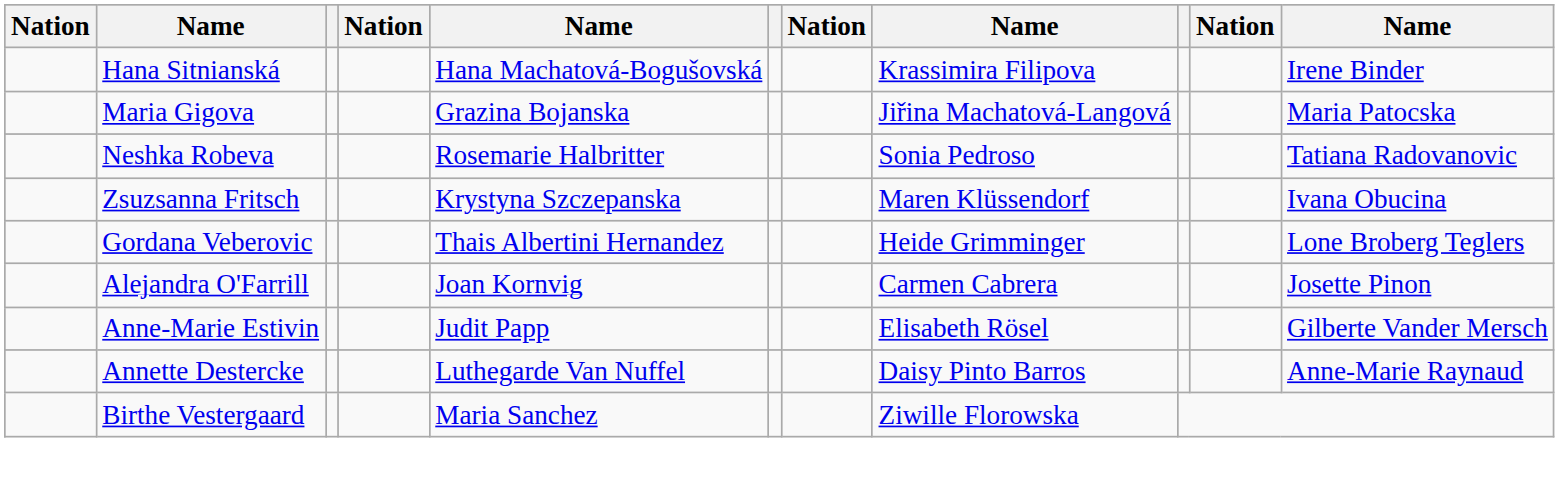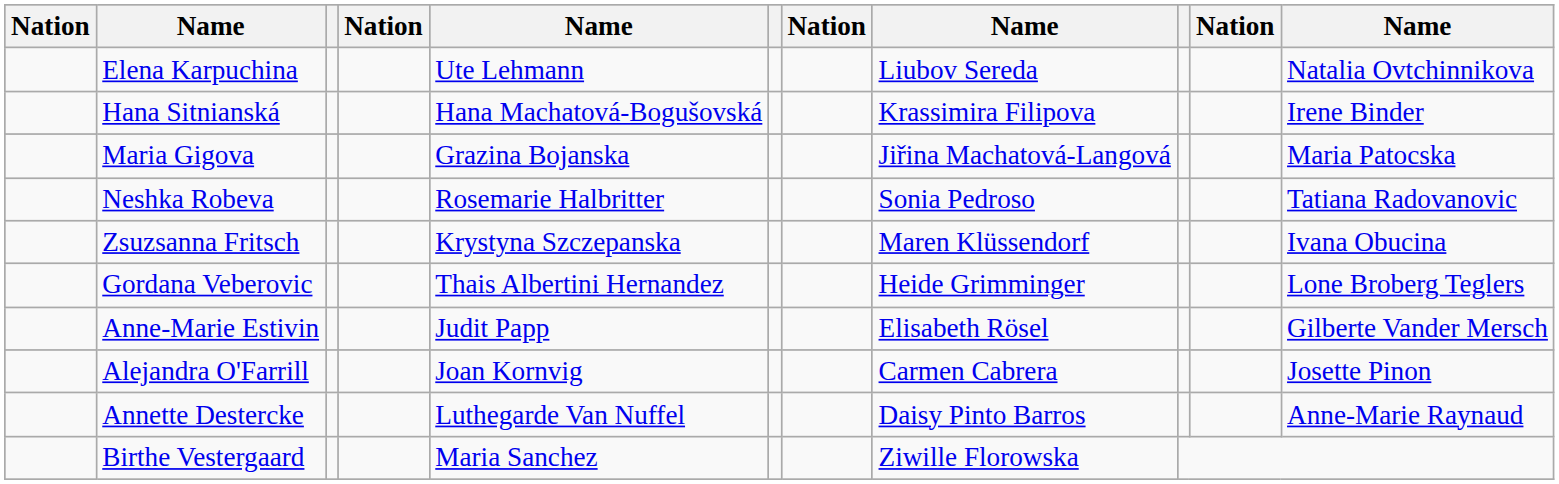+ row: (200, 69)
rows swapped: (211, 328) <-> (206, 284)
